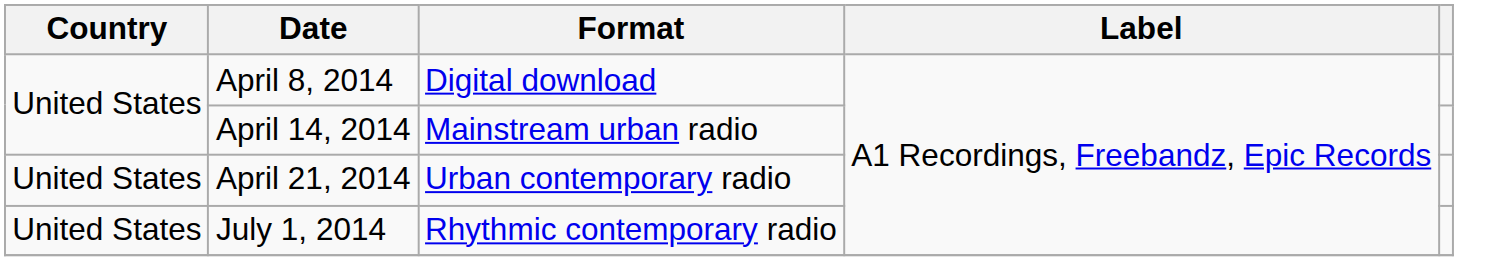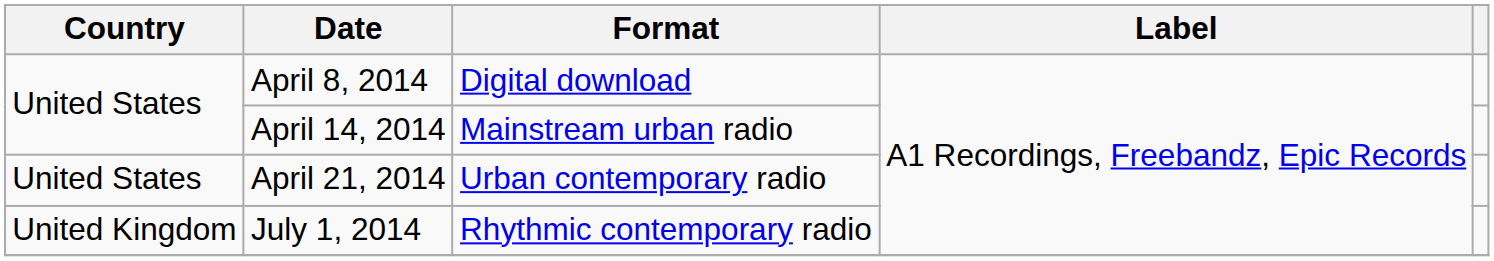(107, 229) United States -> (124, 229) United Kingdom
